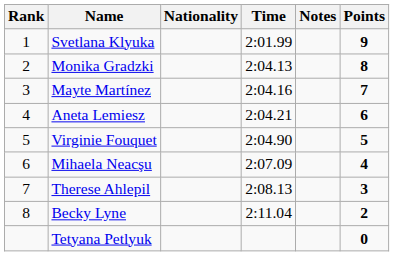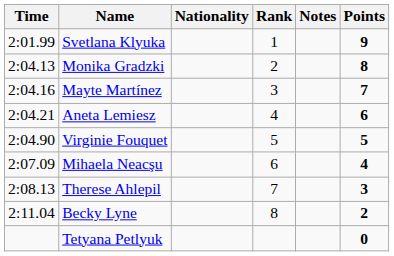columns swapped: (26, 16) <-> (269, 16)
